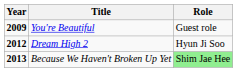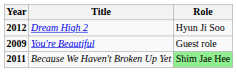rows swapped: (63, 28) <-> (59, 43)
(17, 59) 2013 -> (16, 59) 2011
